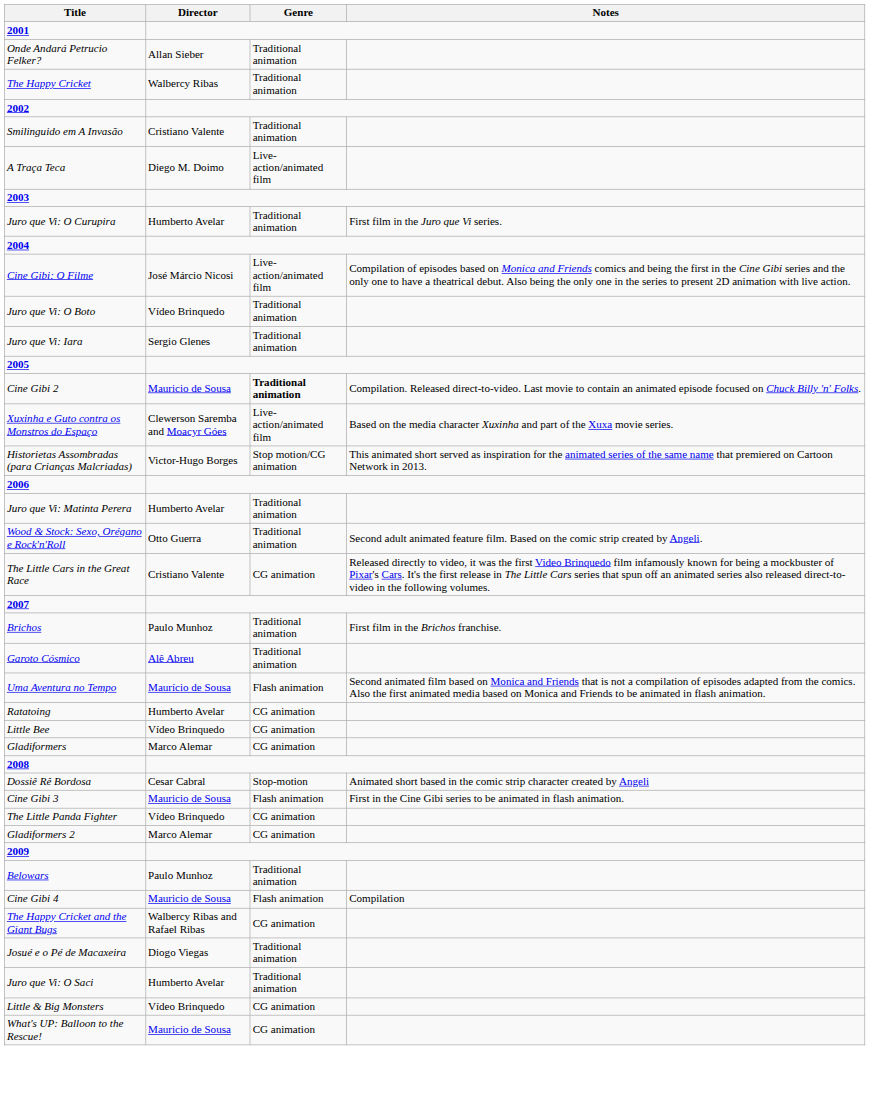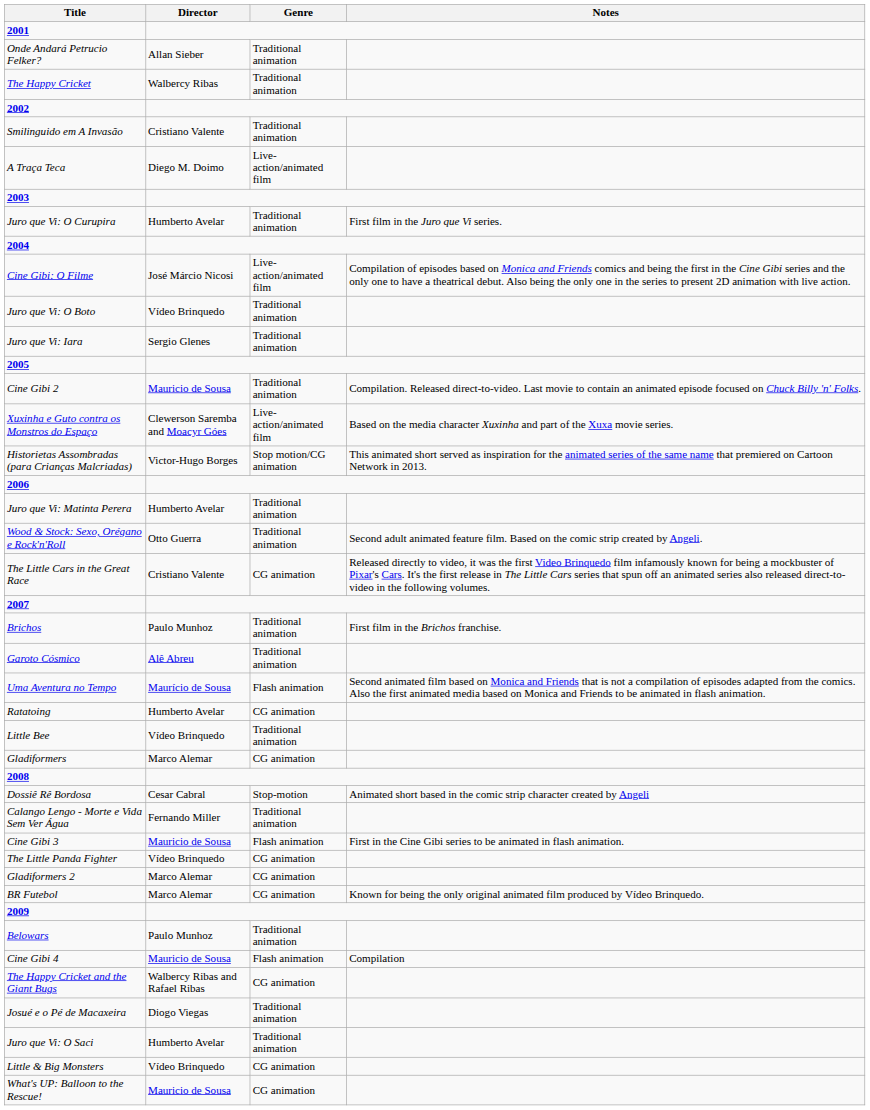(279, 388) bold -> (277, 388) normal
(284, 729) CG animation -> (277, 735) Traditional animation
+ row: (74, 817)
+ row: (32, 894)
